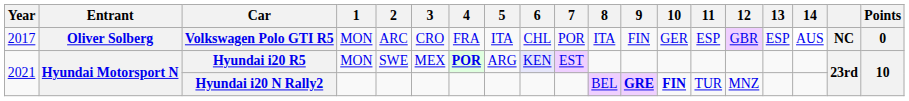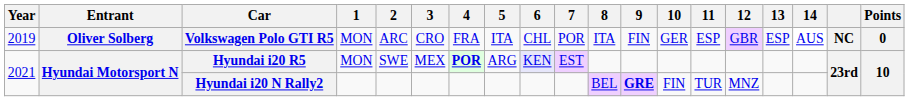(22, 39) 2017 -> (22, 39) 2019
(674, 84) bold -> (674, 84) normal
